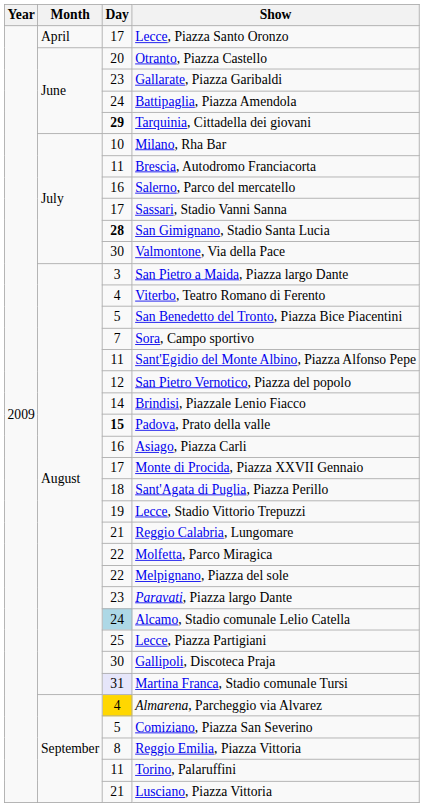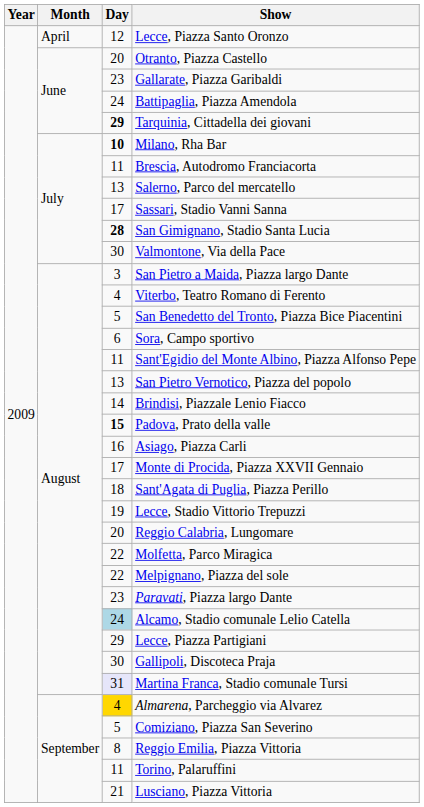(117, 36) 17 -> (117, 36) 12
(117, 144) normal -> (117, 144) bold
(117, 187) 16 -> (117, 187) 13
(117, 338) 7 -> (117, 338) 6
(117, 381) 12 -> (117, 381) 13
(117, 532) 21 -> (117, 532) 20
(117, 640) 25 -> (117, 640) 29
